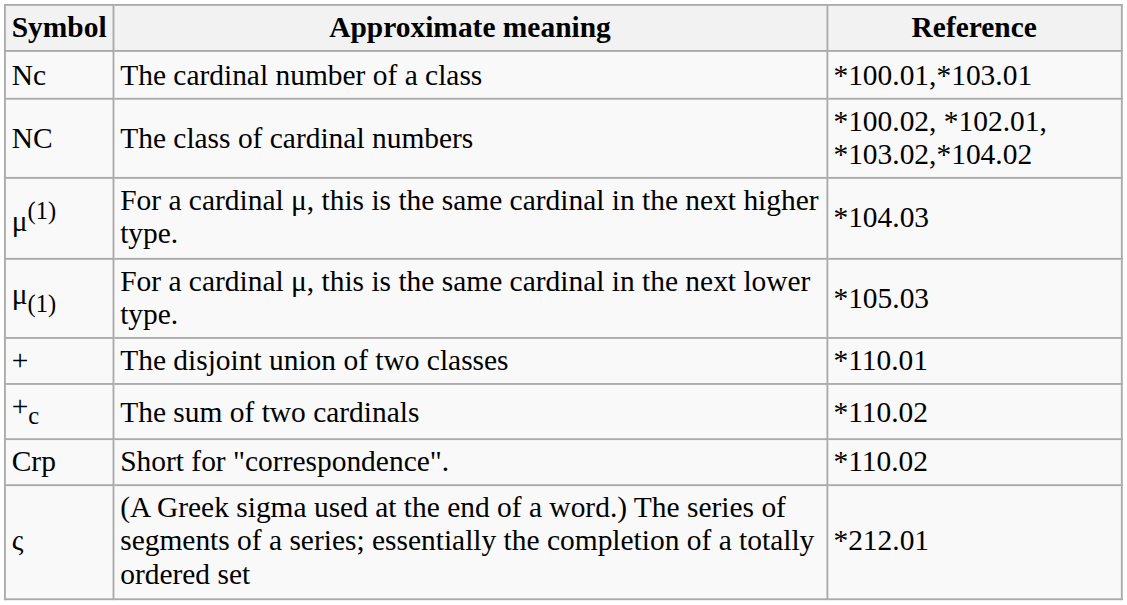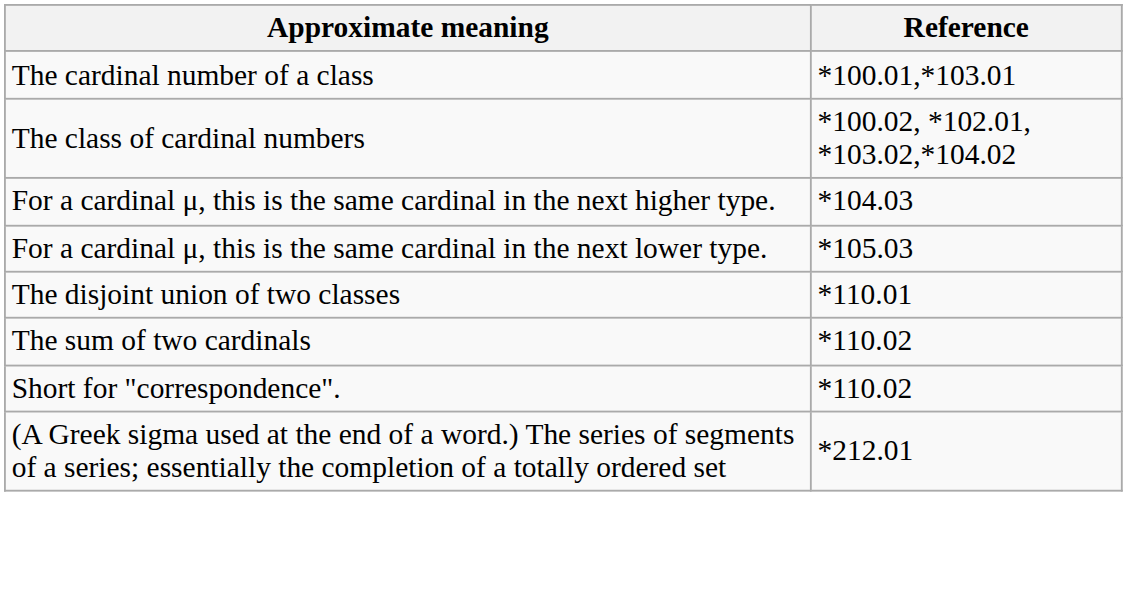- column: (59, 27)
